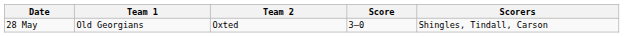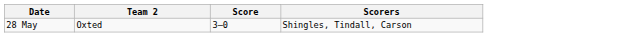- column: (142, 11)
